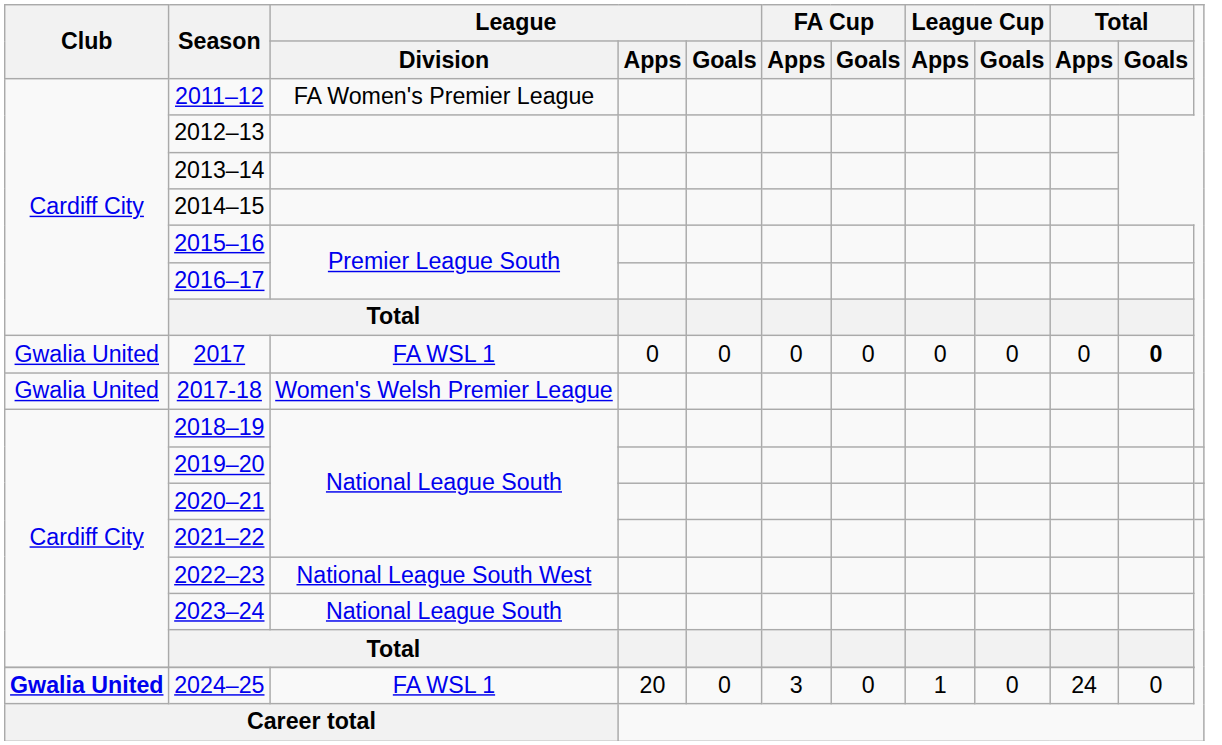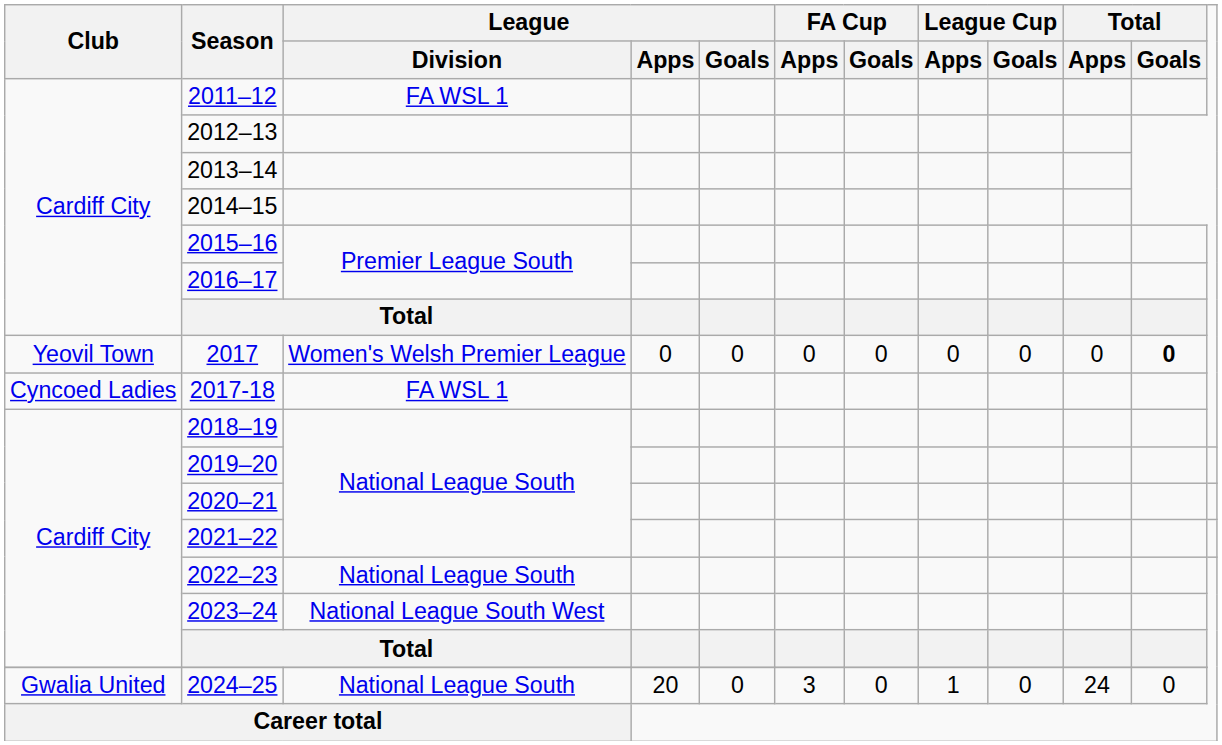(444, 96) FA Women's Premier League -> (457, 96) FA WSL 1
(87, 354) Gwalia United -> (93, 354) Yeovil Town
(444, 354) FA WSL 1 -> (457, 354) Women's Welsh Premier League
(87, 390) Gwalia United -> (93, 390) Cyncoed Ladies
(444, 390) Women's Welsh Premier League -> (457, 390) FA WSL 1
(444, 574) National League South West -> (457, 574) National League South
(444, 611) National League South -> (457, 611) National League South West
(87, 685) bold -> (93, 685) normal
(444, 685) FA WSL 1 -> (457, 685) National League South
